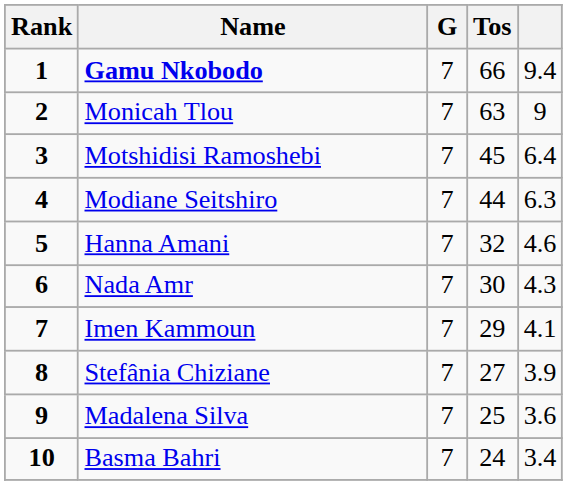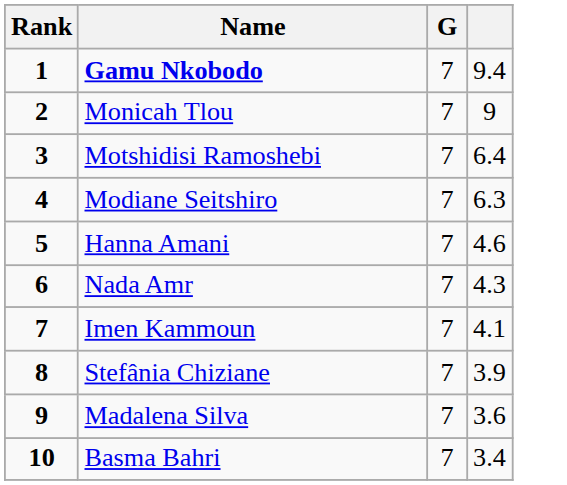- column: (492, 26)
